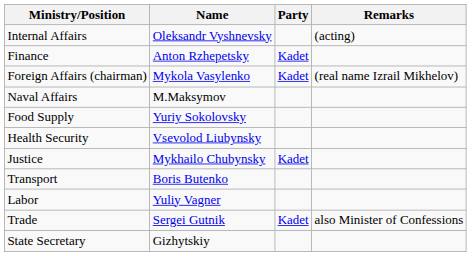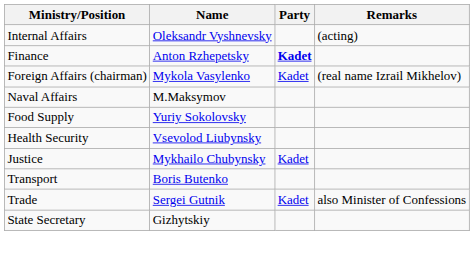(293, 55) normal -> (295, 55) bold
- row: (23, 199)
